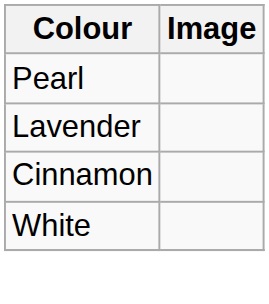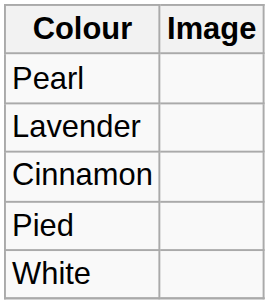+ row: (43, 224)
